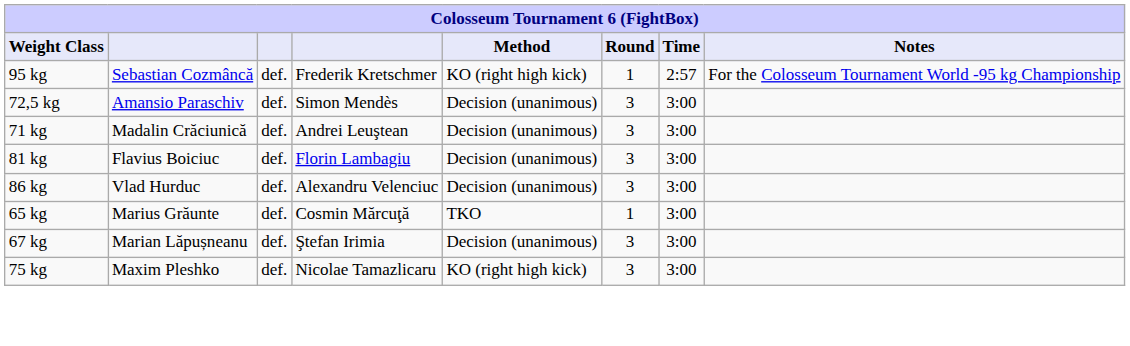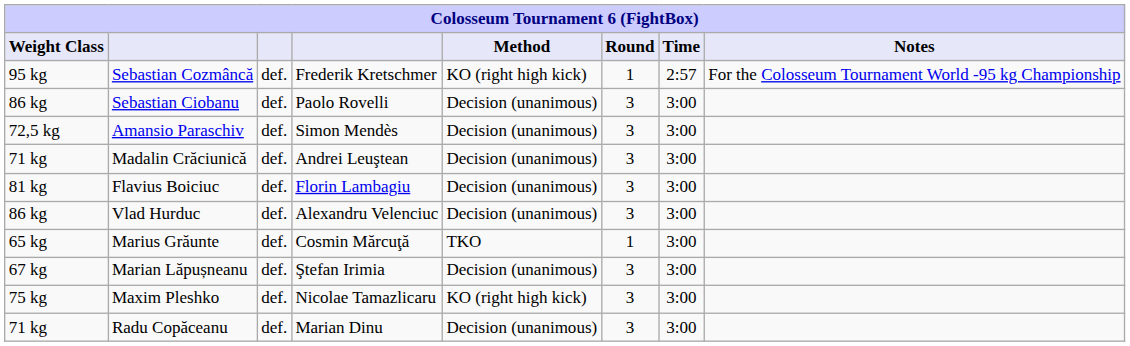+ row: (175, 102)
+ row: (170, 326)
